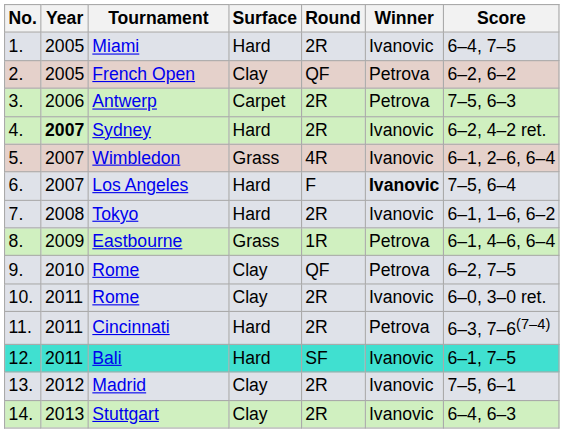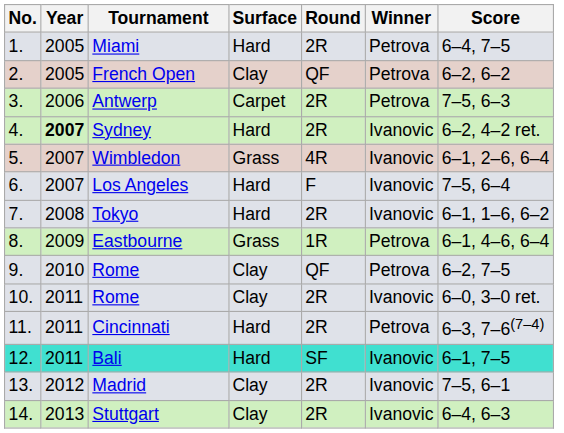(401, 46) Ivanovic -> (399, 46) Petrova
(404, 185) bold -> (401, 185) normal
